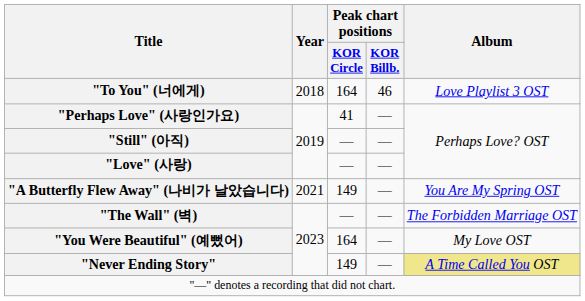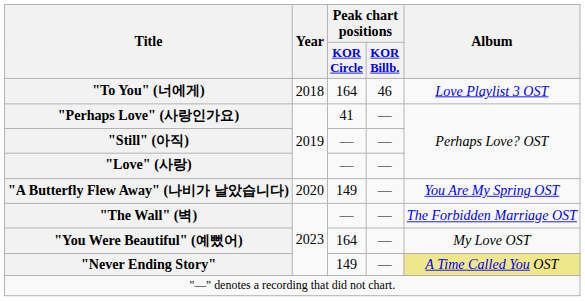(310, 190) 2021 -> (310, 190) 2020
